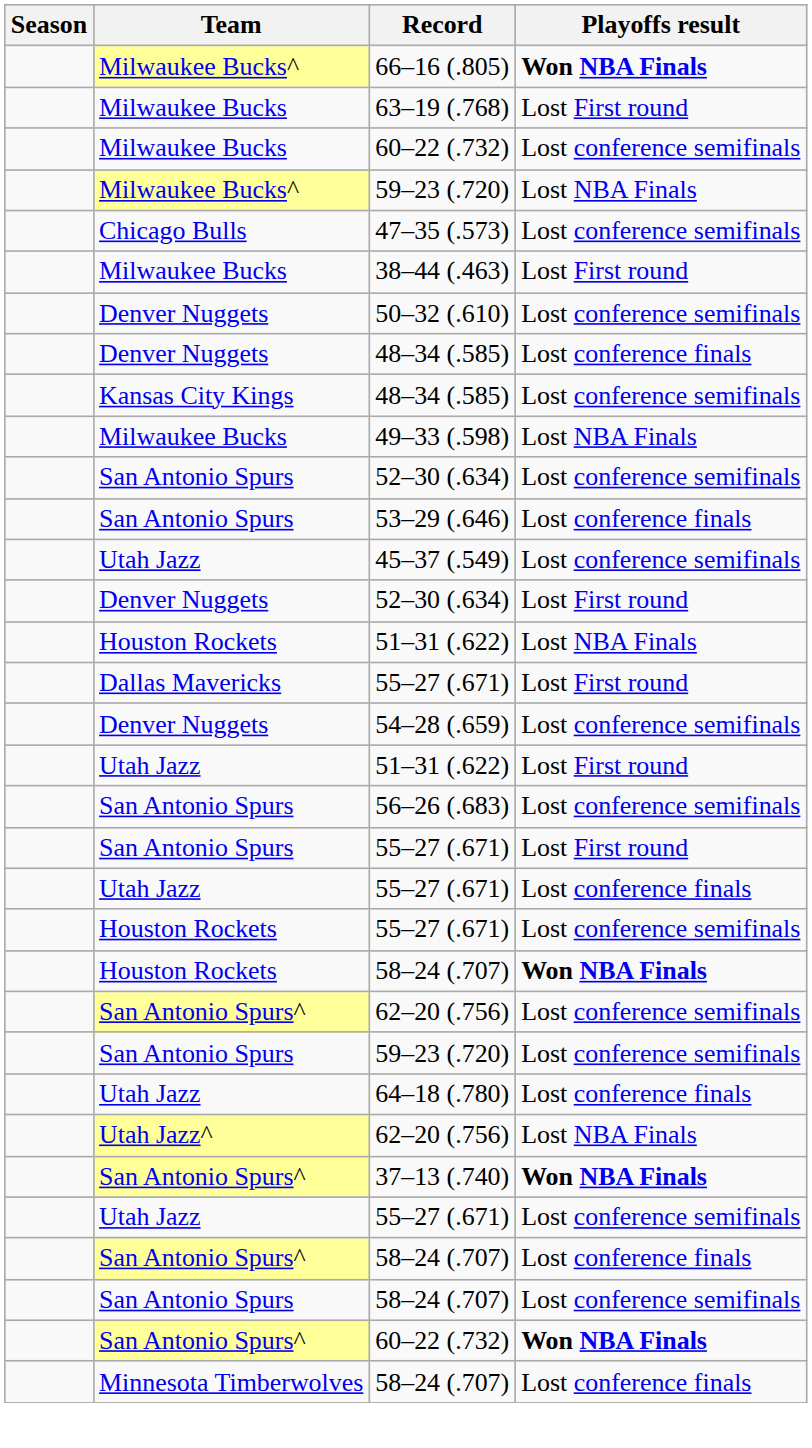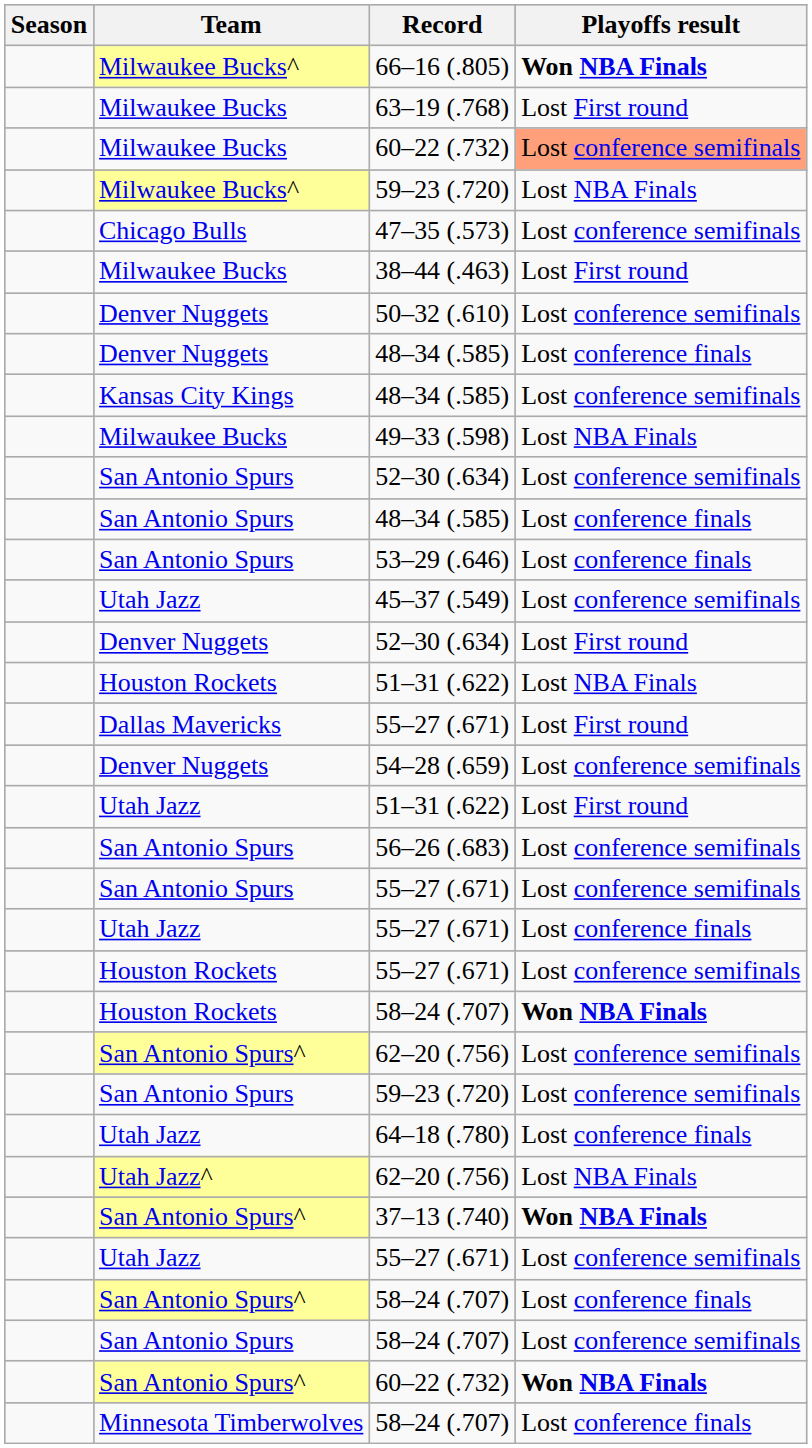(661, 148) no background -> (661, 148) lightsalmon background
+ row: (196, 518)
(605, 847) Lost First round -> (661, 888) Lost conference semifinals
